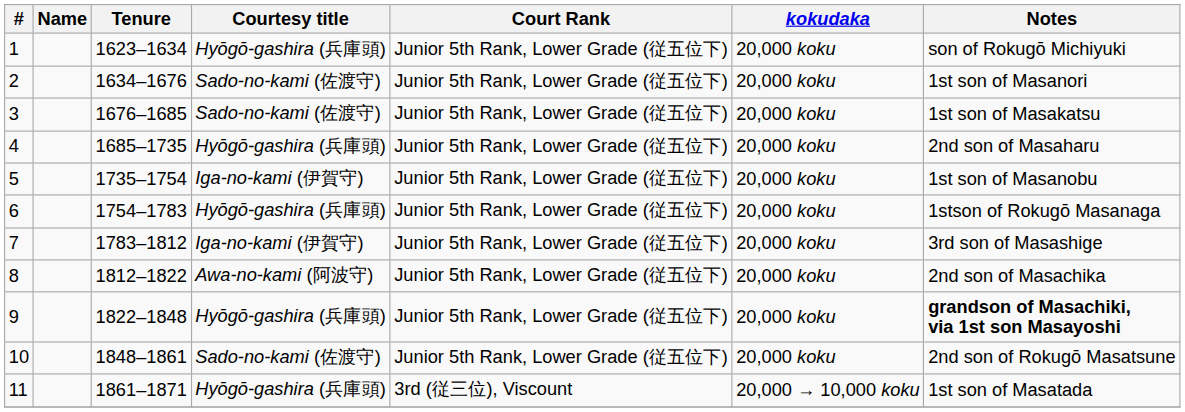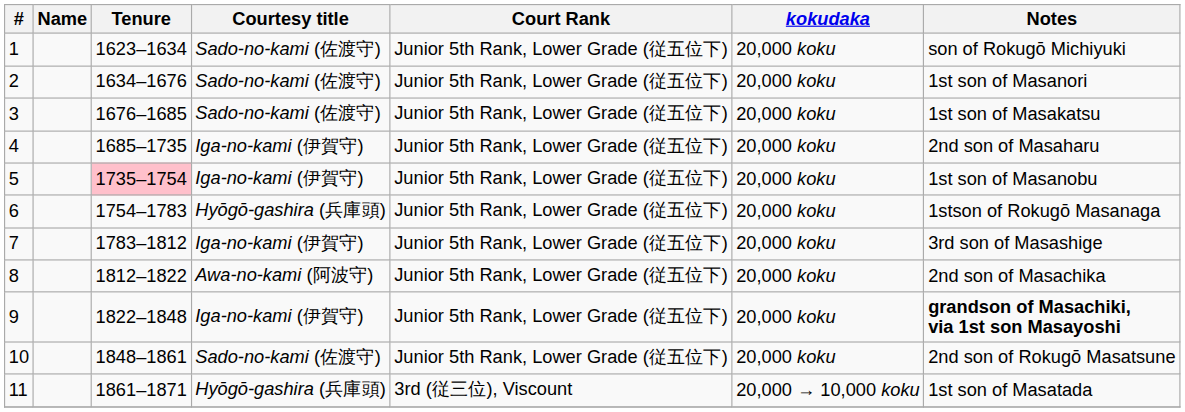(291, 49) Hyōgō-gashira (兵庫頭) -> (288, 49) Sado-no-kami (佐渡守)
(291, 146) Hyōgō-gashira (兵庫頭) -> (279, 146) Iga-no-kami (伊賀守)
(141, 178) no background -> (141, 178) pink background
(291, 316) Hyōgō-gashira (兵庫頭) -> (279, 316) Iga-no-kami (伊賀守)
